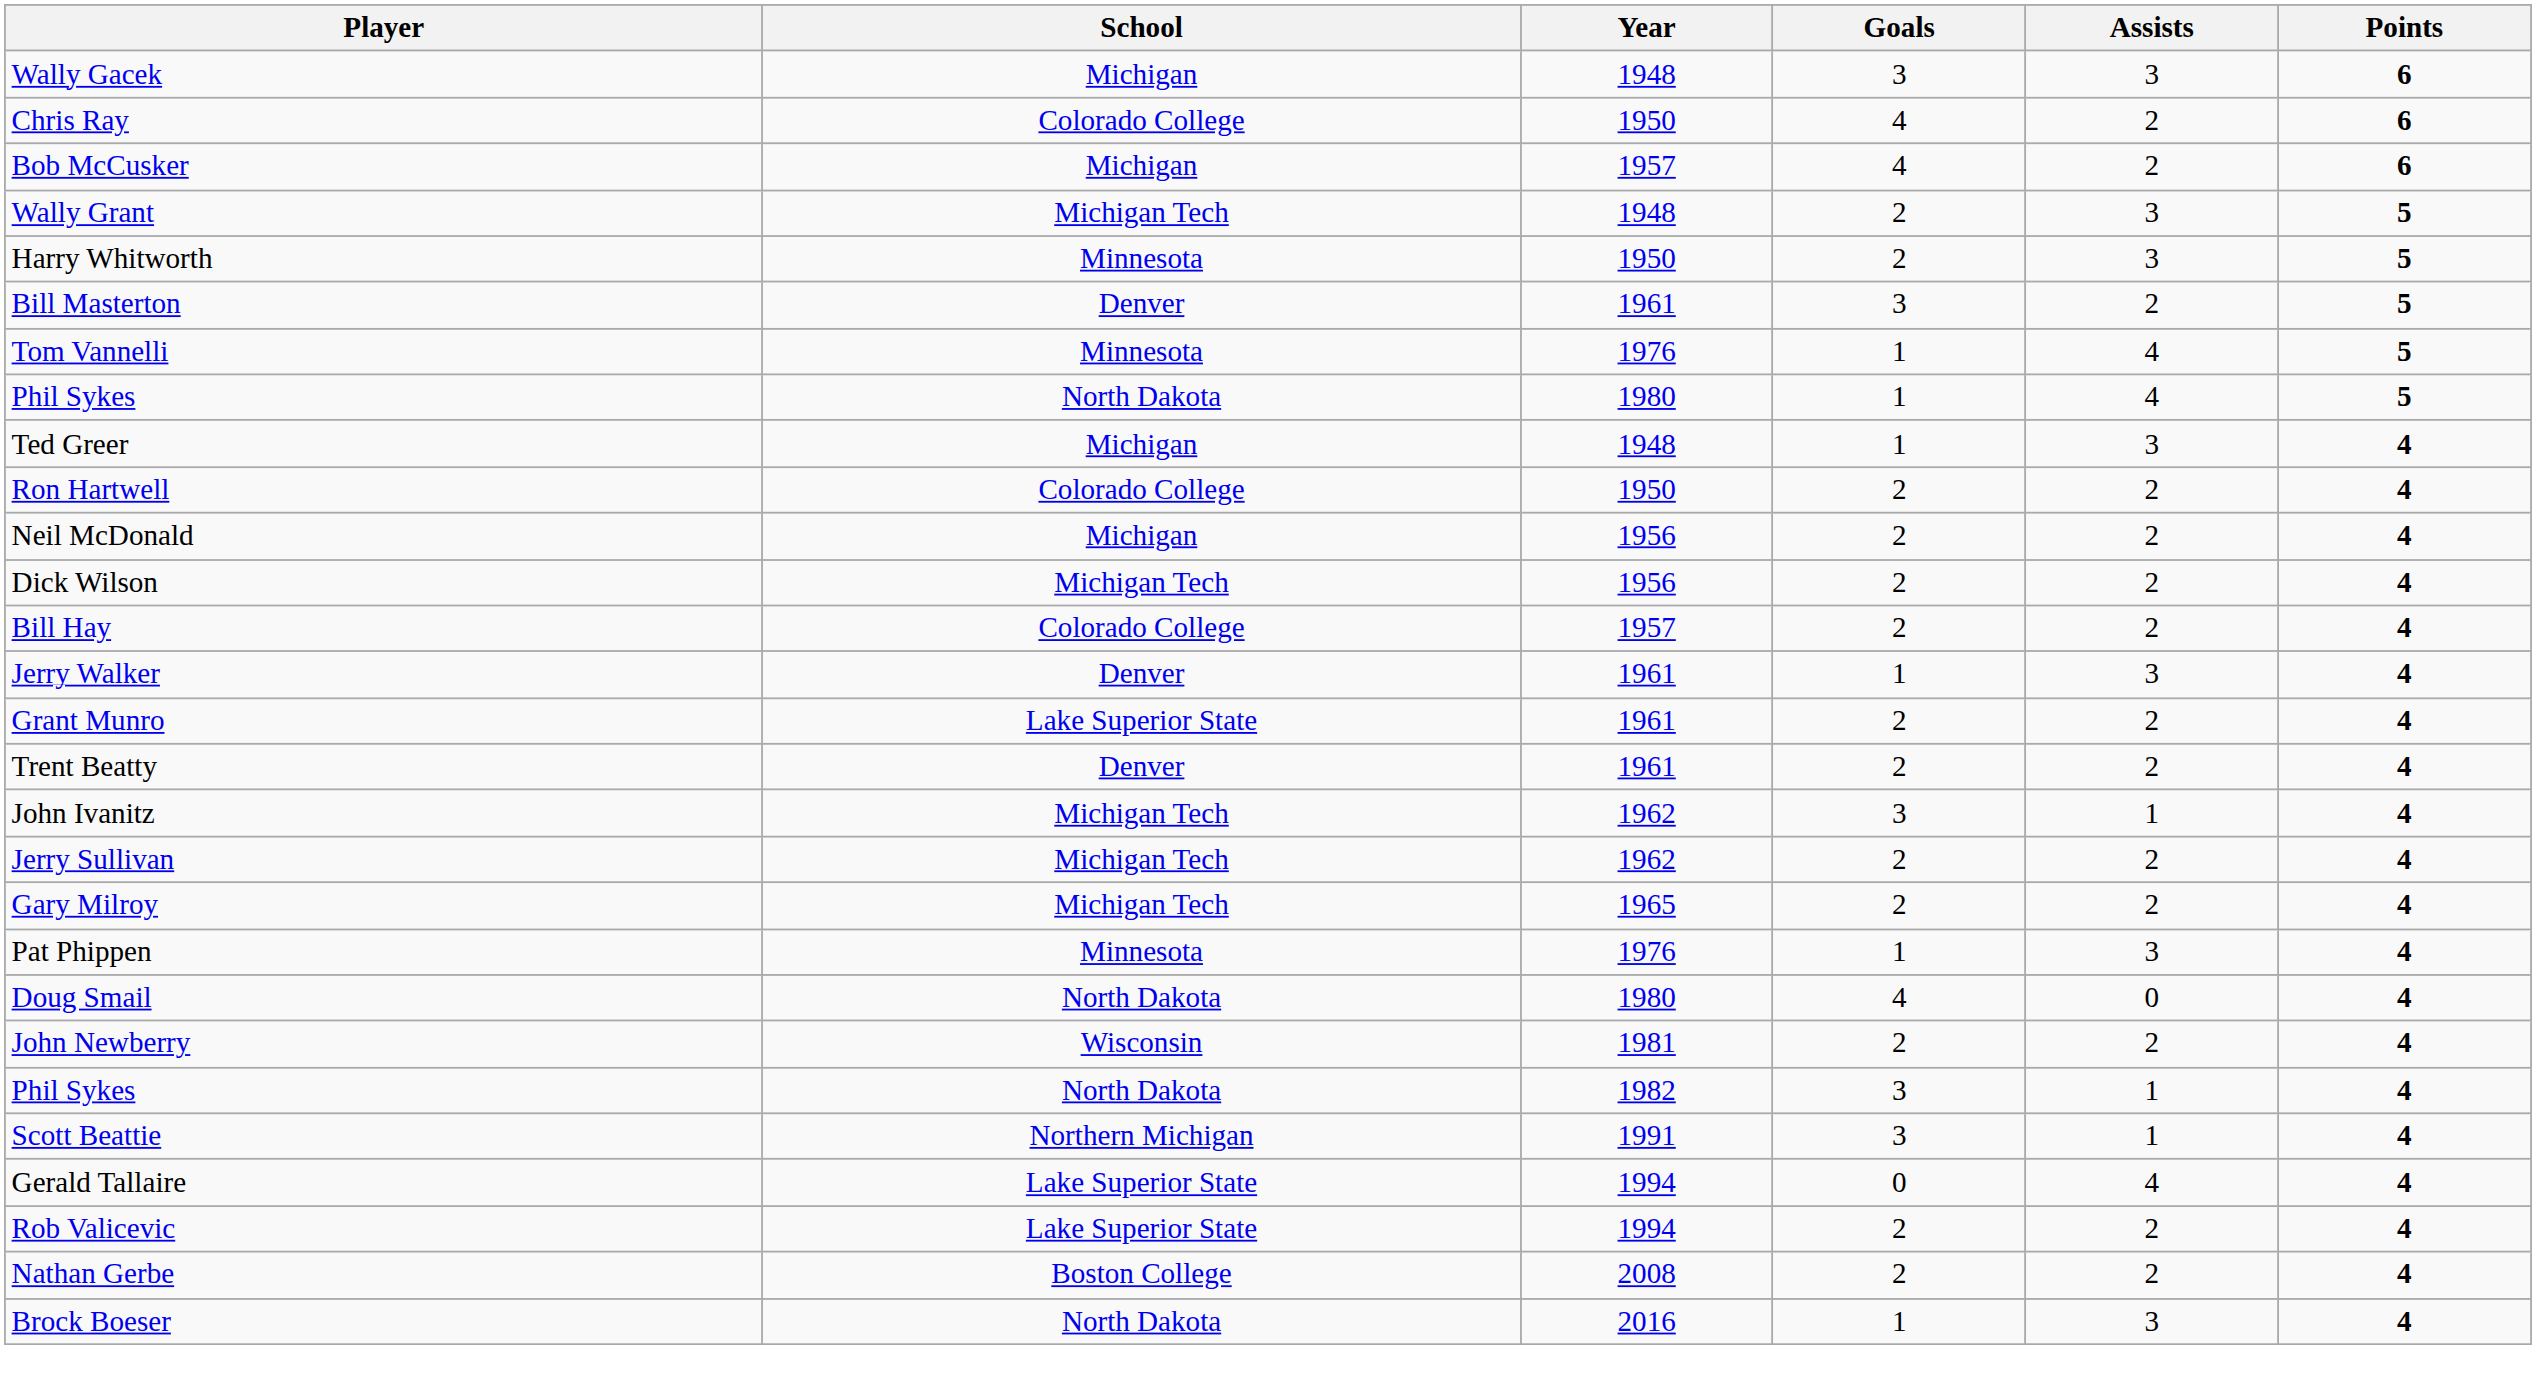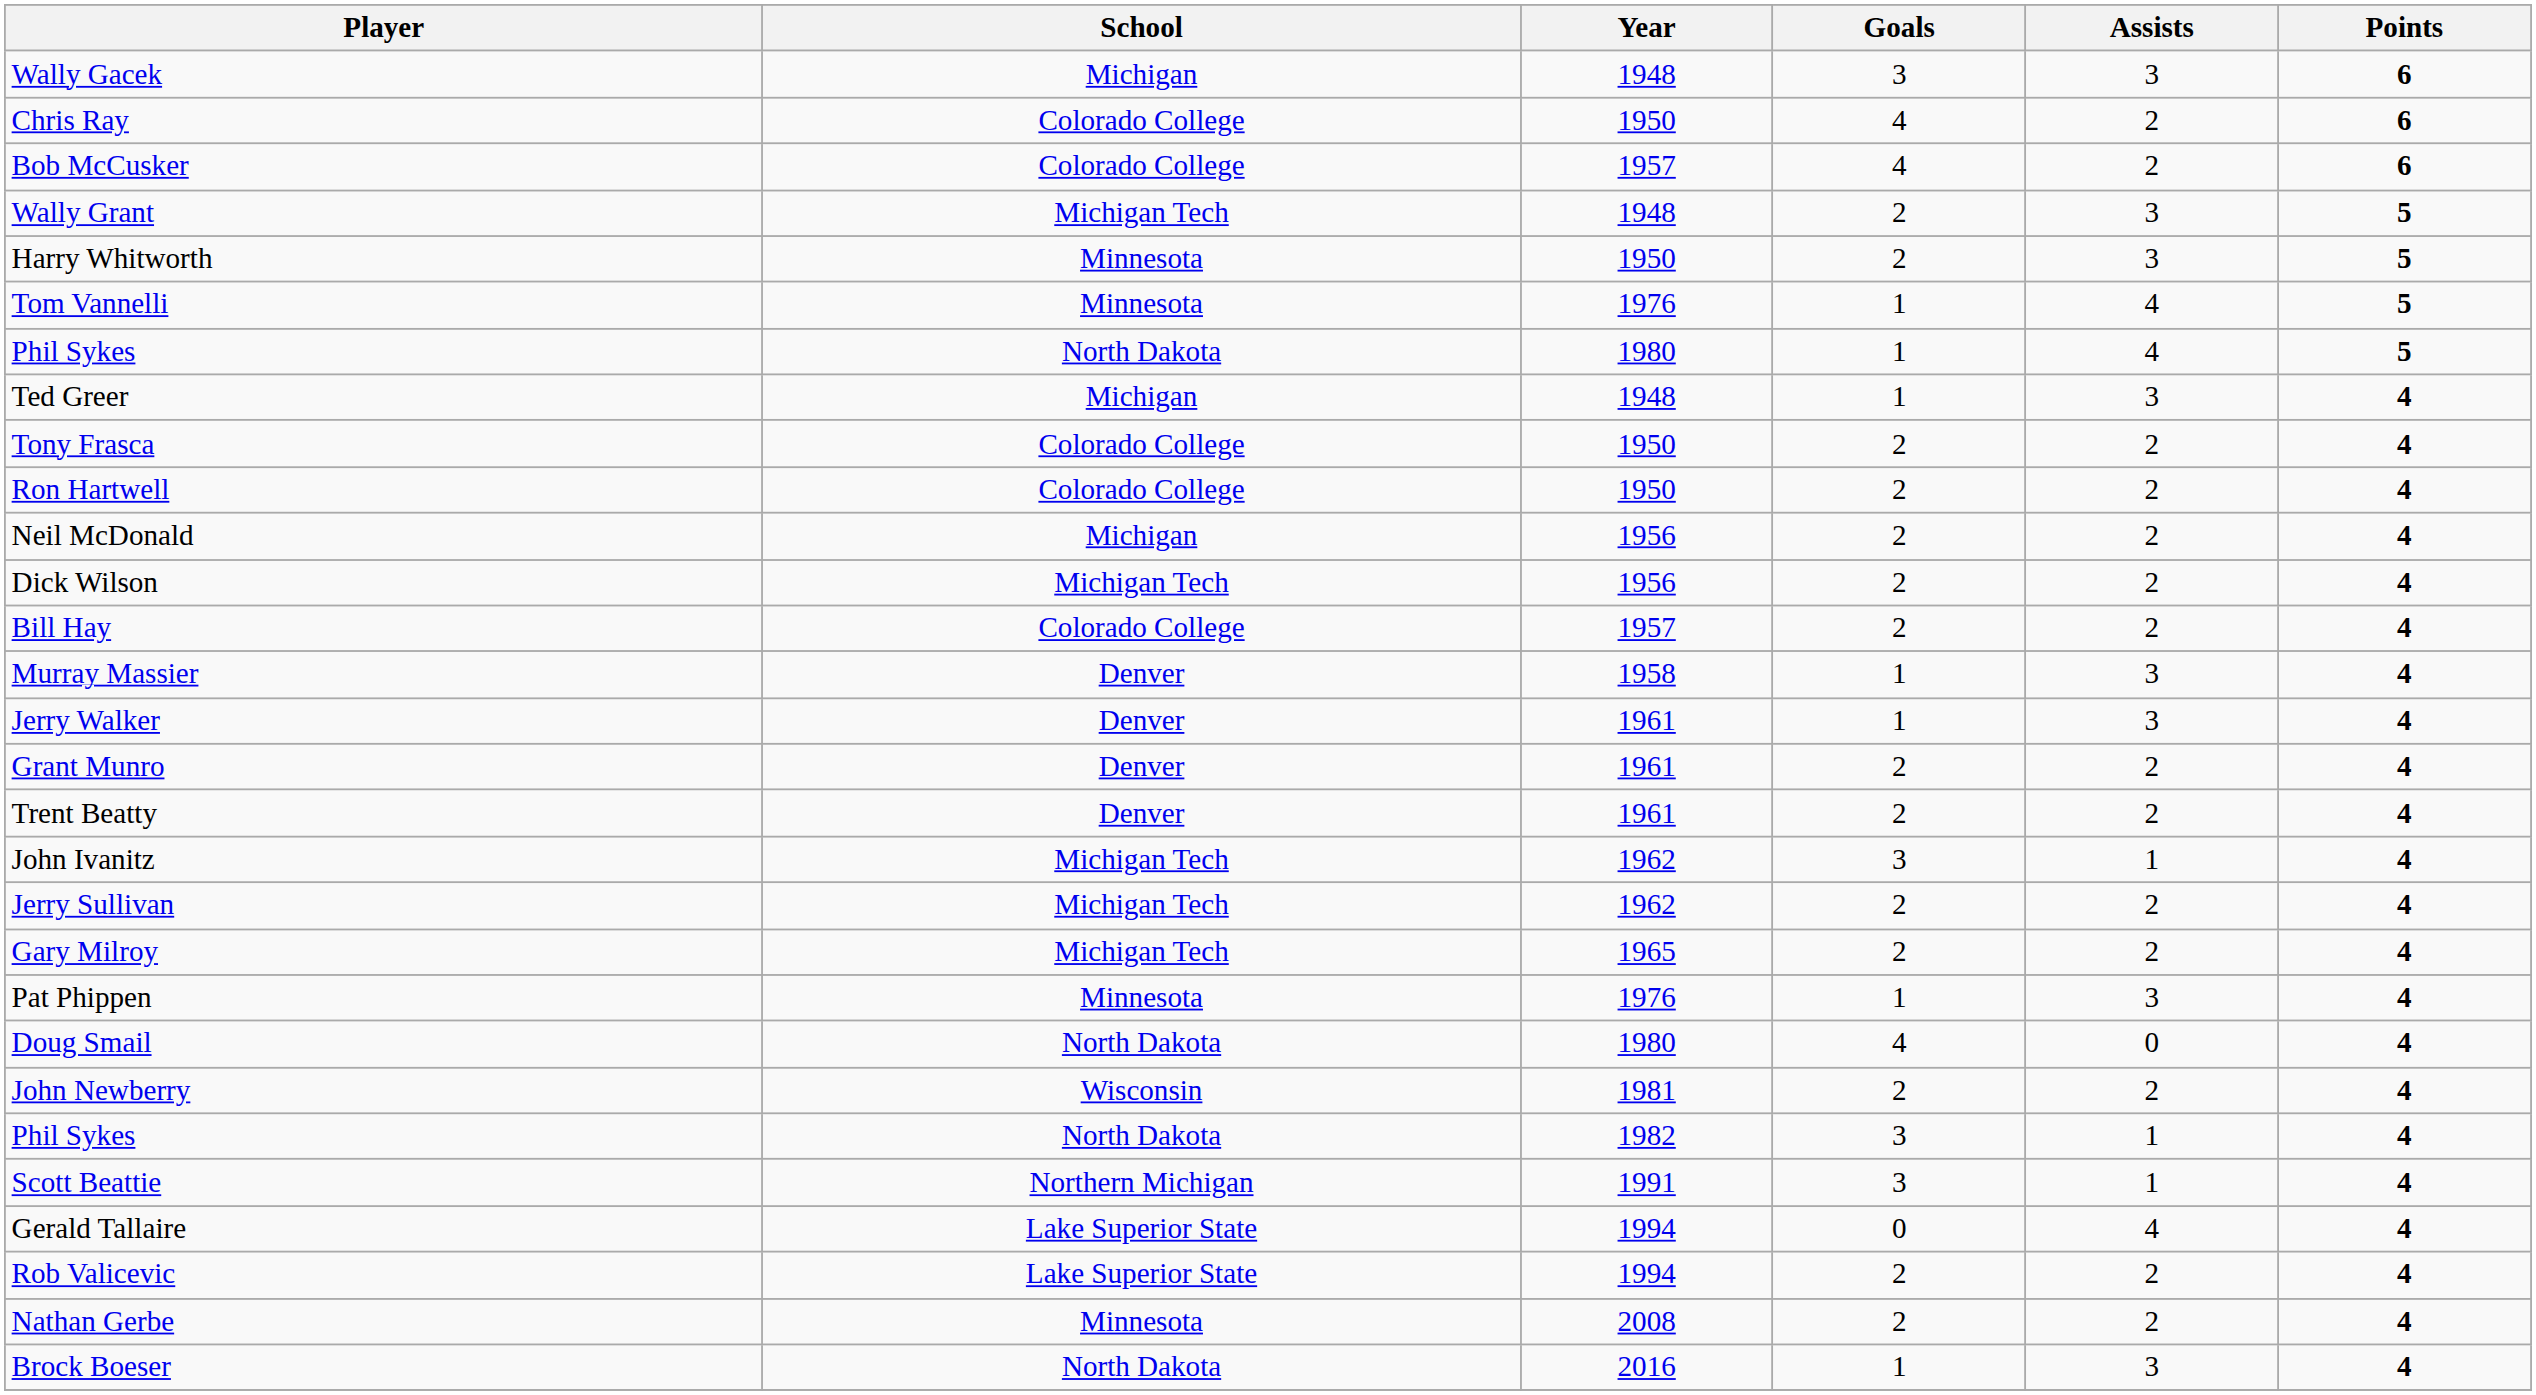(1142, 166) Michigan -> (1142, 166) Colorado College
- row: (96, 304)
+ row: (83, 443)
+ row: (105, 674)
(1142, 720) Lake Superior State -> (1142, 766) Denver
(1142, 1274) Boston College -> (1142, 1320) Minnesota
